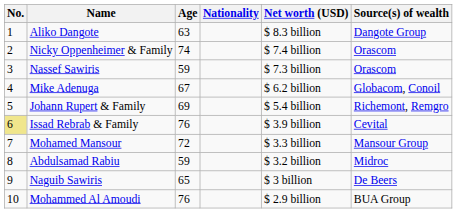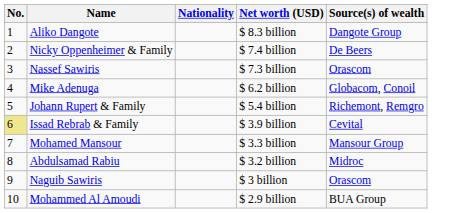- column: (188, 13)
(375, 50) Orascom -> (351, 50) De Beers
(375, 180) De Beers -> (350, 180) Orascom
